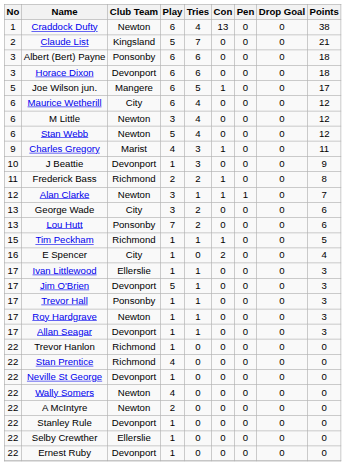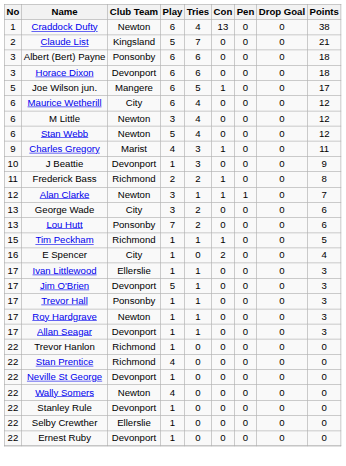- row: (65, 407)
